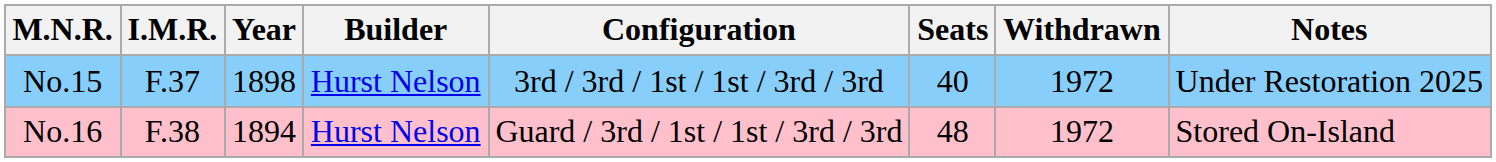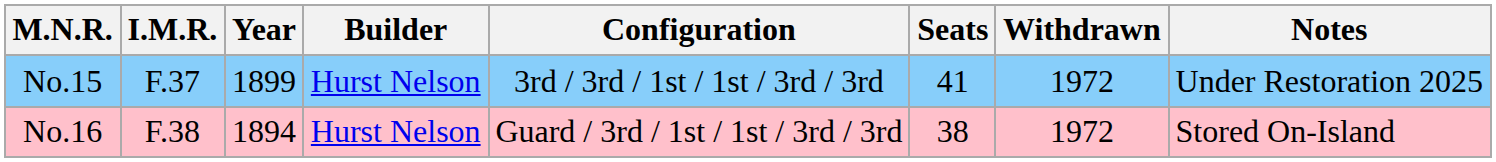(264, 80) 1898 -> (264, 80) 1899
(953, 80) 40 -> (953, 80) 41
(953, 131) 48 -> (953, 131) 38
